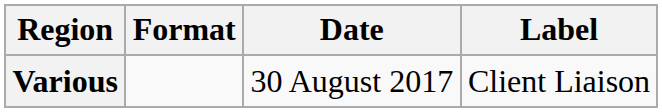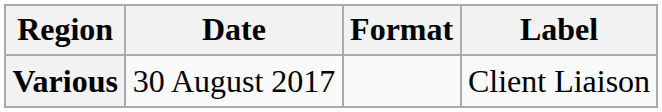columns swapped: (352, 29) <-> (184, 29)
